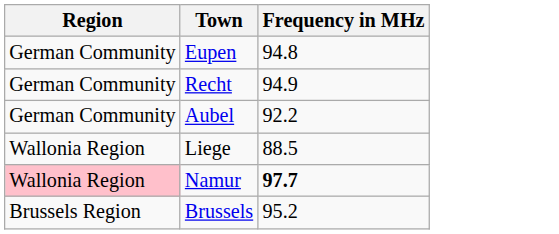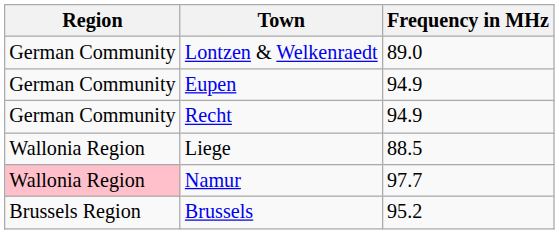+ row: (281, 52)
(280, 52) 94.8 -> (405, 84) 94.9
- row: (210, 116)
(280, 180) bold -> (405, 180) normal
